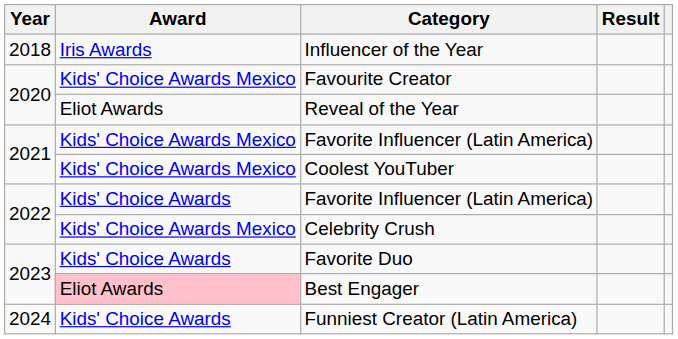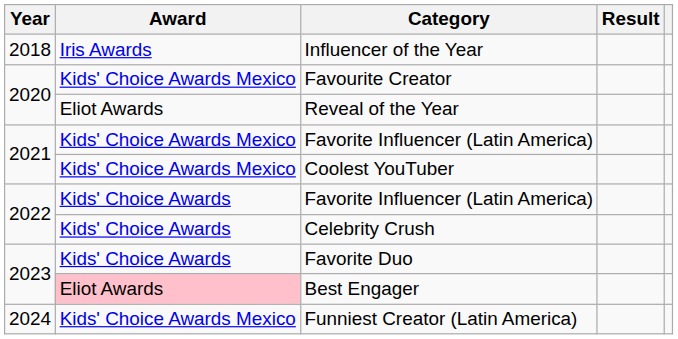(178, 229) Kids' Choice Awards Mexico -> (145, 229) Kids' Choice Awards
(145, 318) Kids' Choice Awards -> (178, 318) Kids' Choice Awards Mexico
